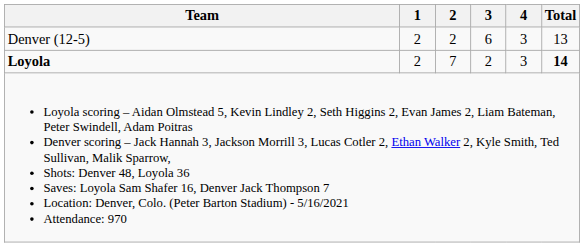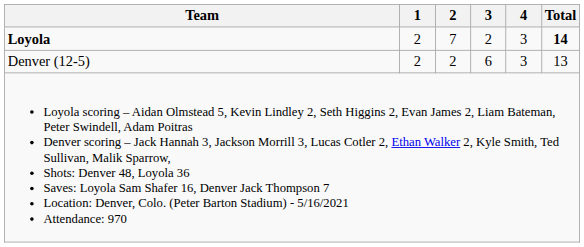rows swapped: (29, 61) <-> (49, 38)
